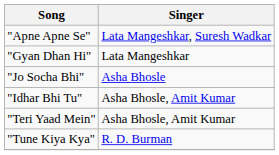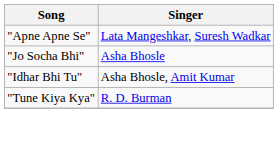- row: (49, 56)
- row: (51, 119)
